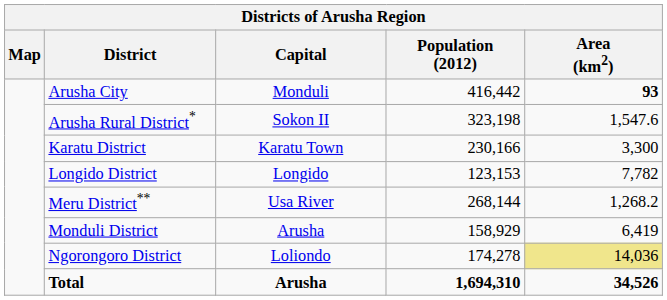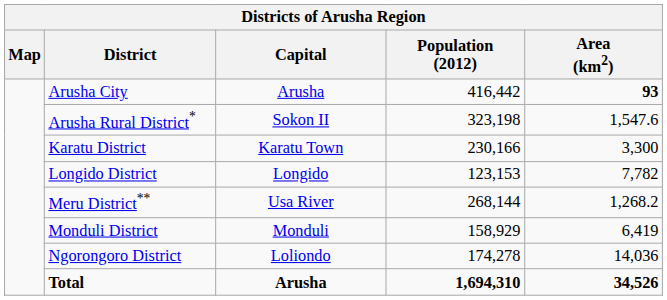(301, 91) Monduli -> (301, 91) Arusha
(301, 230) Arusha -> (301, 230) Monduli
(636, 256) khaki background -> (636, 256) no background
